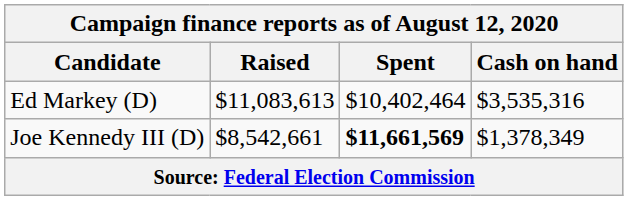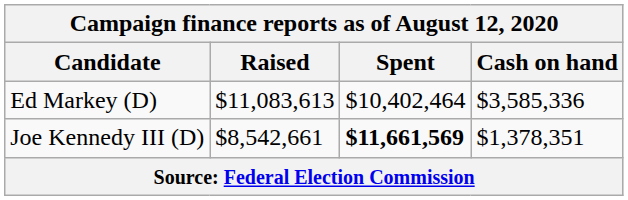(530, 99) $3,535,316 -> (530, 99) $3,585,336
(530, 137) $1,378,349 -> (530, 137) $1,378,351
